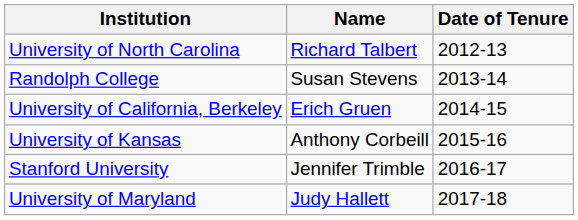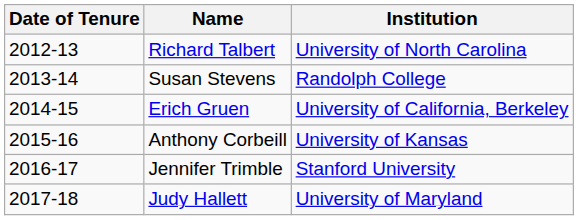columns swapped: (503, 19) <-> (145, 19)
